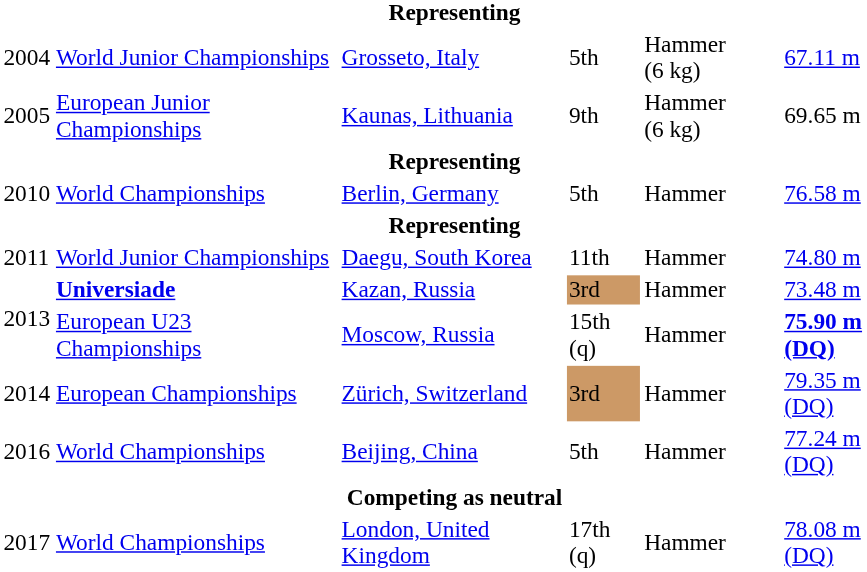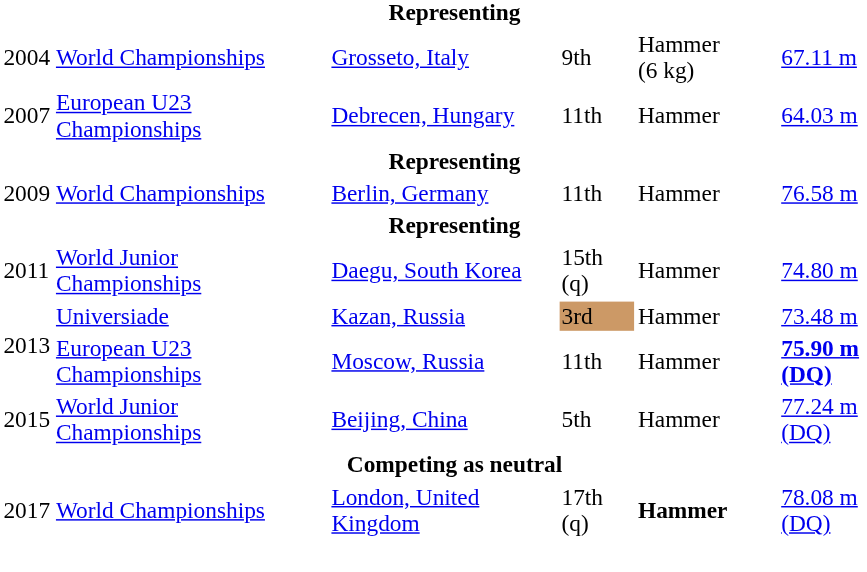(193, 57) World Junior Championships -> (160, 57) World Championships
(584, 57) 5th -> (576, 57) 9th
- row: (427, 115)
+ row: (423, 115)
(27, 193) 2010 -> (27, 193) 2009
(584, 193) 5th -> (582, 193) 11th
(589, 257) 11th -> (582, 270) 15th (q)
(116, 289) bold -> (112, 315) normal
(590, 334) 15th (q) -> (582, 361) 11th
- row: (434, 393)
(27, 451) 2016 -> (27, 419) 2015
(160, 451) World Championships -> (129, 419) World Junior Championships
(685, 542) normal -> (683, 510) bold
